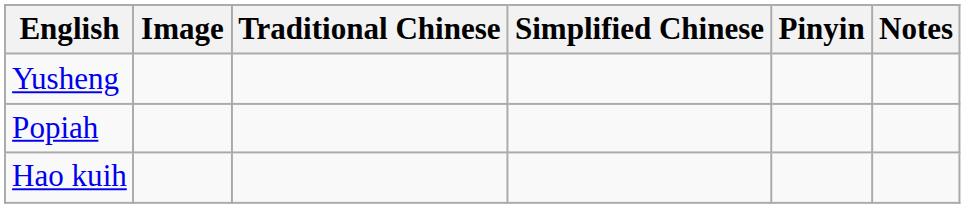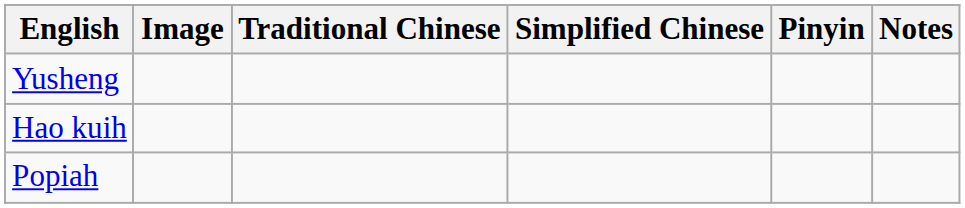rows swapped: (55, 127) <-> (69, 176)
